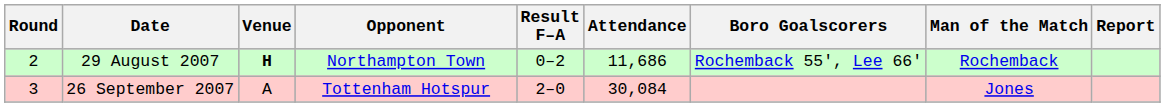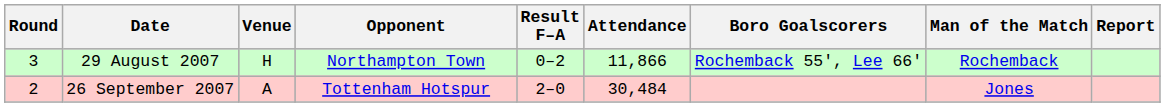(33, 62) 2 -> (33, 62) 3
(267, 62) bold -> (267, 62) normal
(637, 62) 11,686 -> (637, 62) 11,866
(33, 89) 3 -> (33, 89) 2
(637, 89) 30,084 -> (637, 89) 30,484
